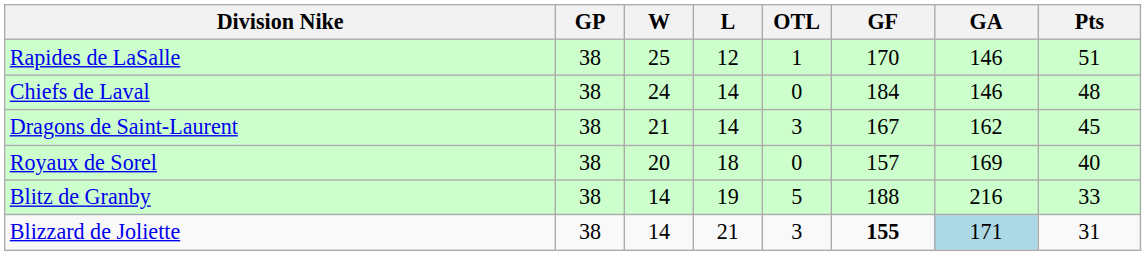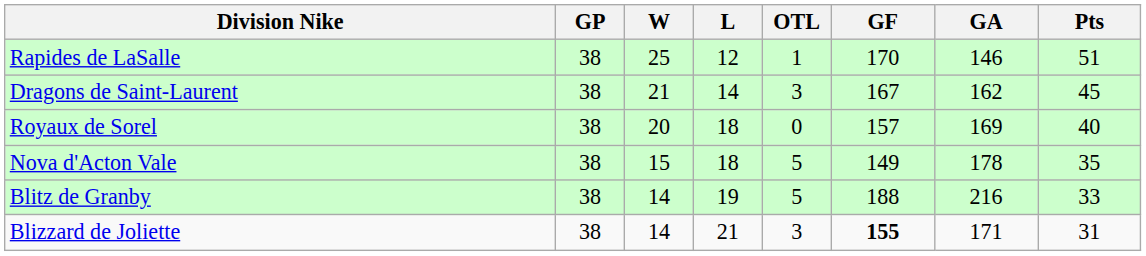- row: (80, 92)
+ row: (93, 162)
(986, 232) lightblue background -> (986, 232) no background
